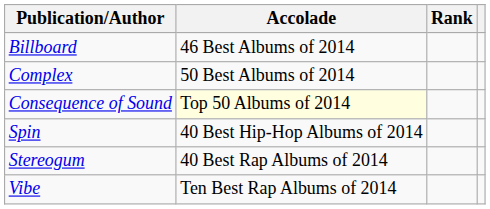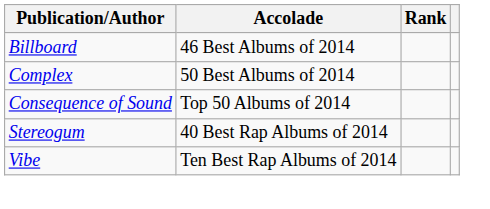(265, 103) lightyellow background -> (265, 103) no background
- row: (25, 132)
